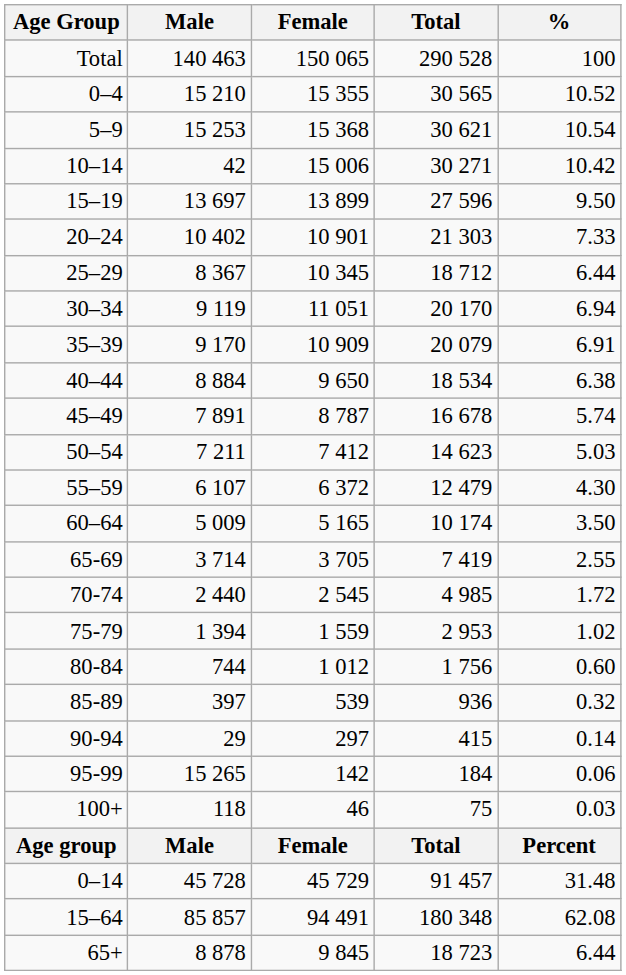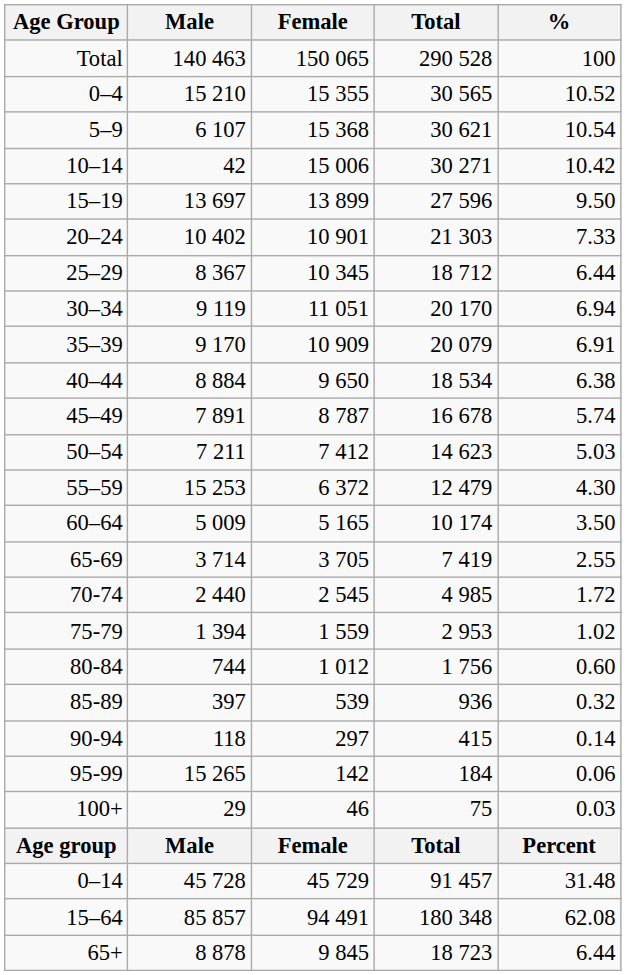(215, 129) 15 253 -> (221, 129) 6 107
(221, 487) 6 107 -> (215, 487) 15 253
(235, 737) 29 -> (229, 737) 118
(229, 809) 118 -> (235, 809) 29
